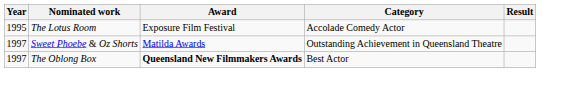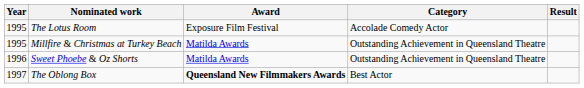+ row: (106, 43)
(17, 43) 1997 -> (17, 59) 1996
